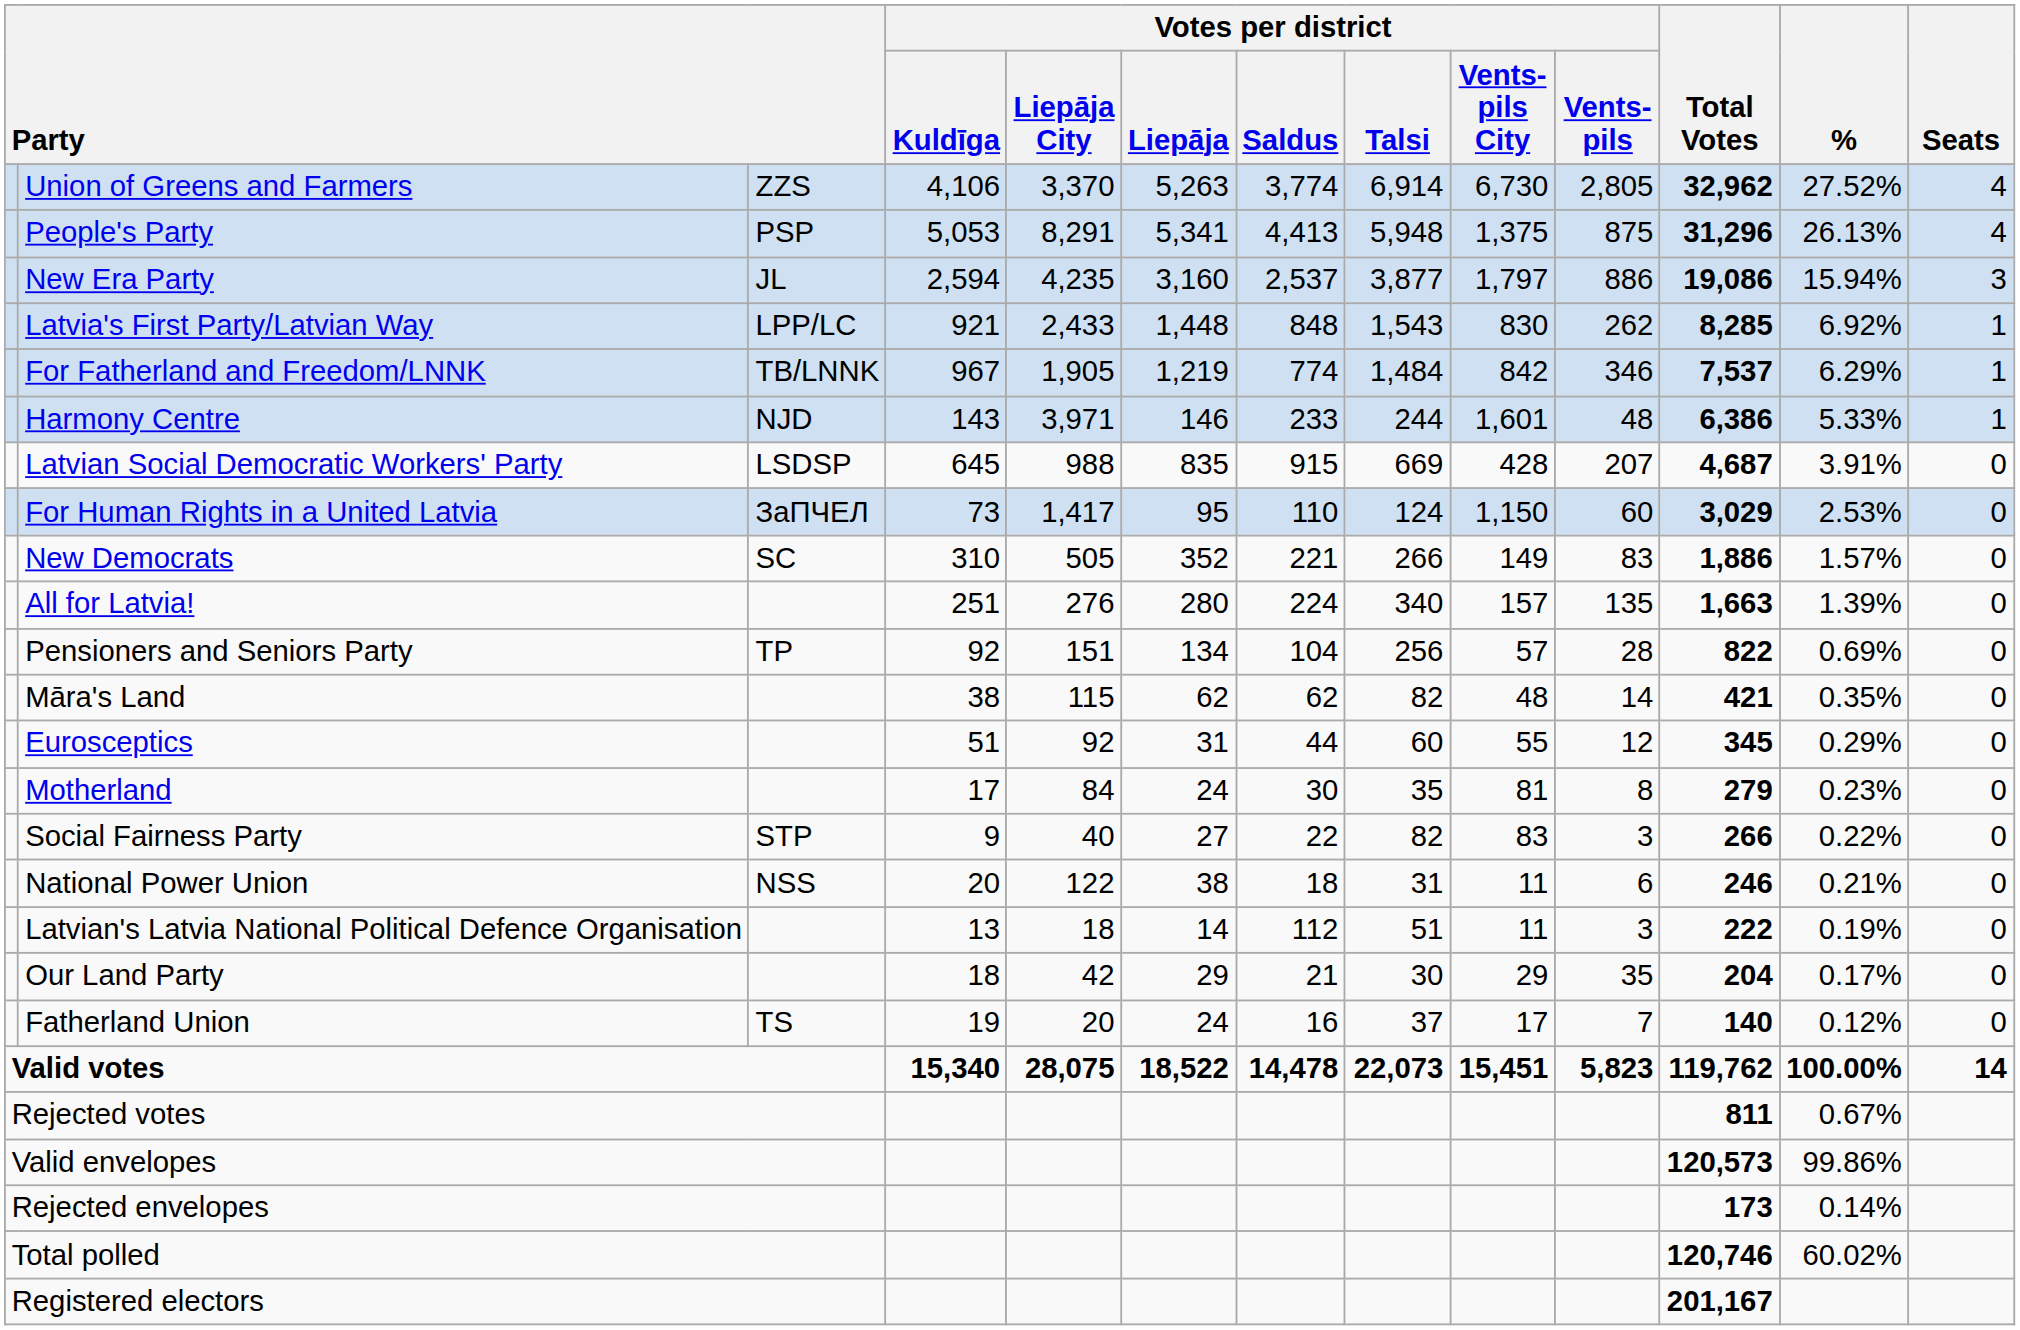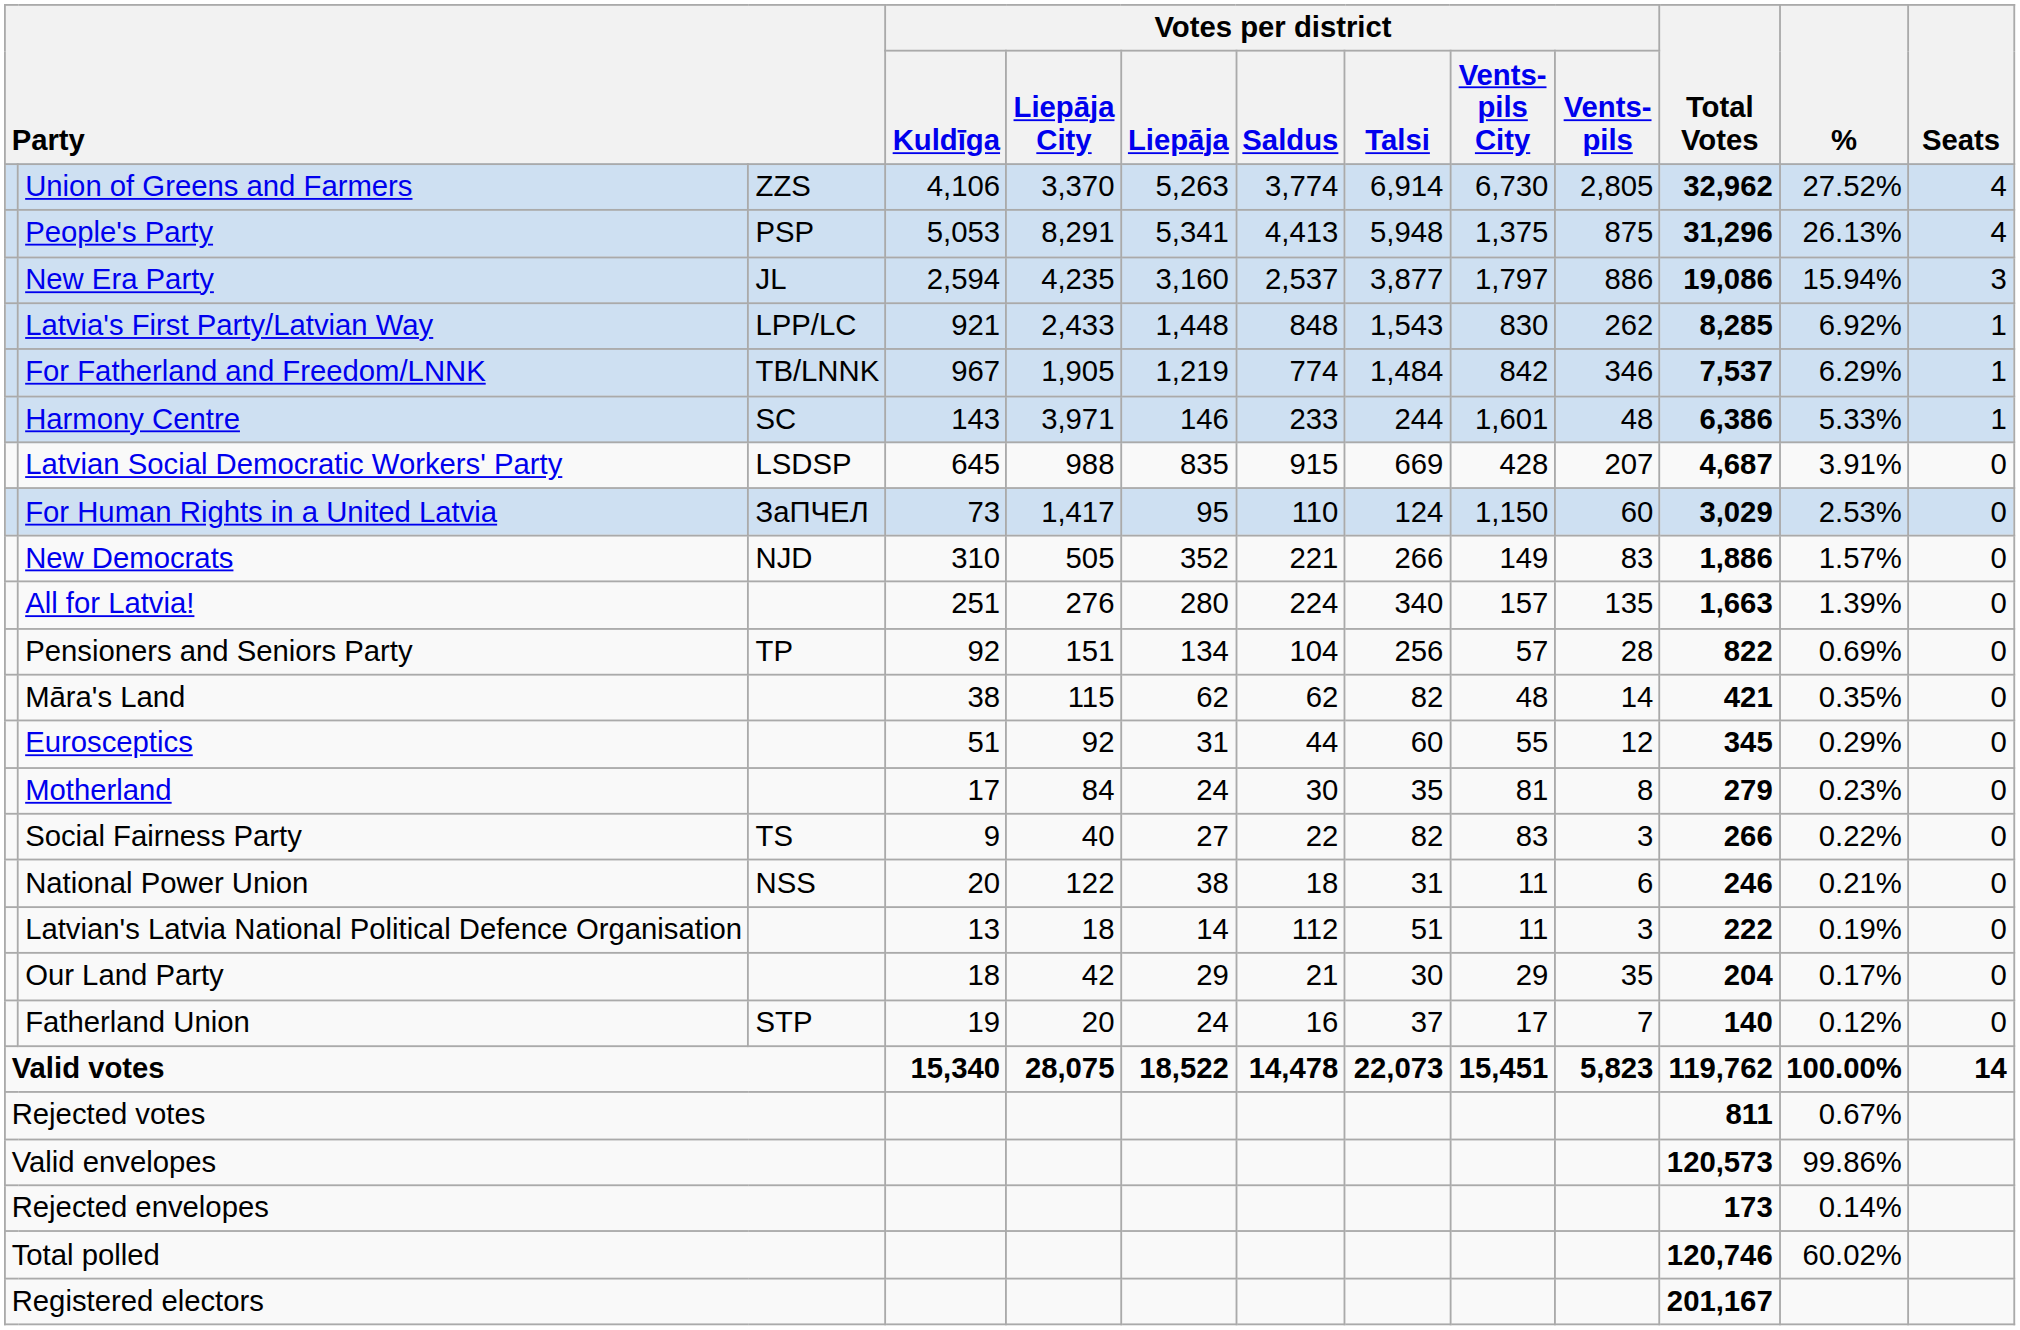(784, 418) NJD -> (776, 418) SC
(776, 557) SC -> (784, 557) NJD
(784, 836) STP -> (774, 836) TS
(774, 1022) TS -> (784, 1022) STP
